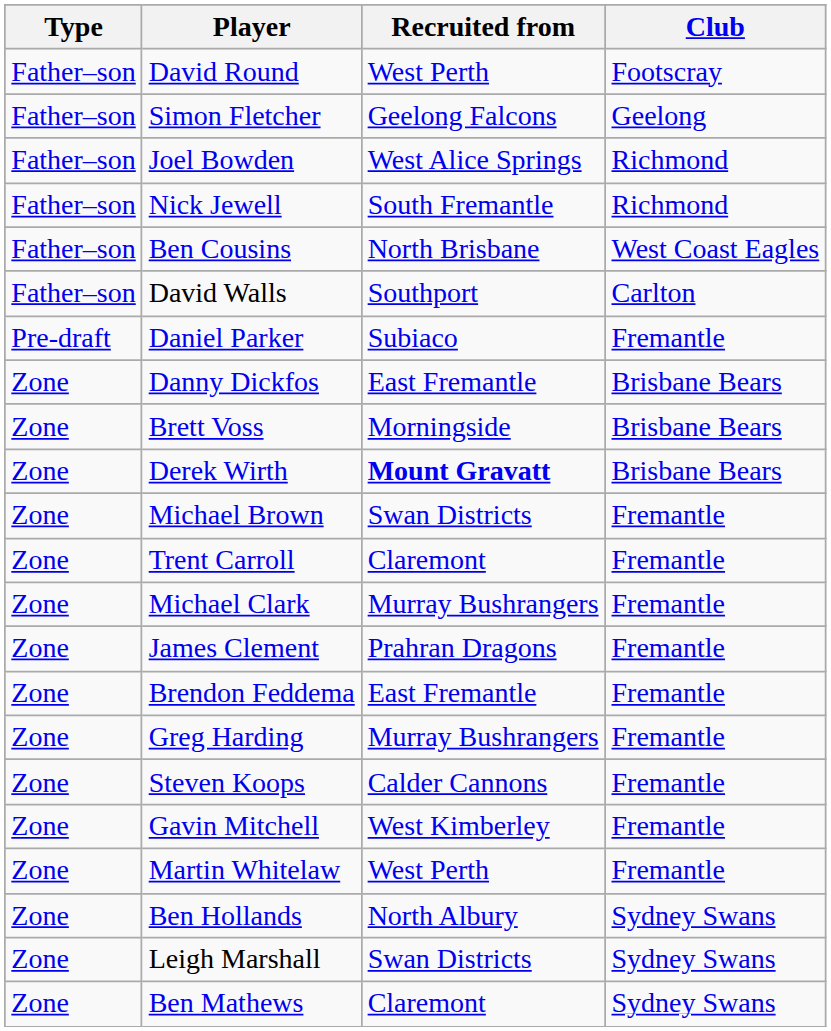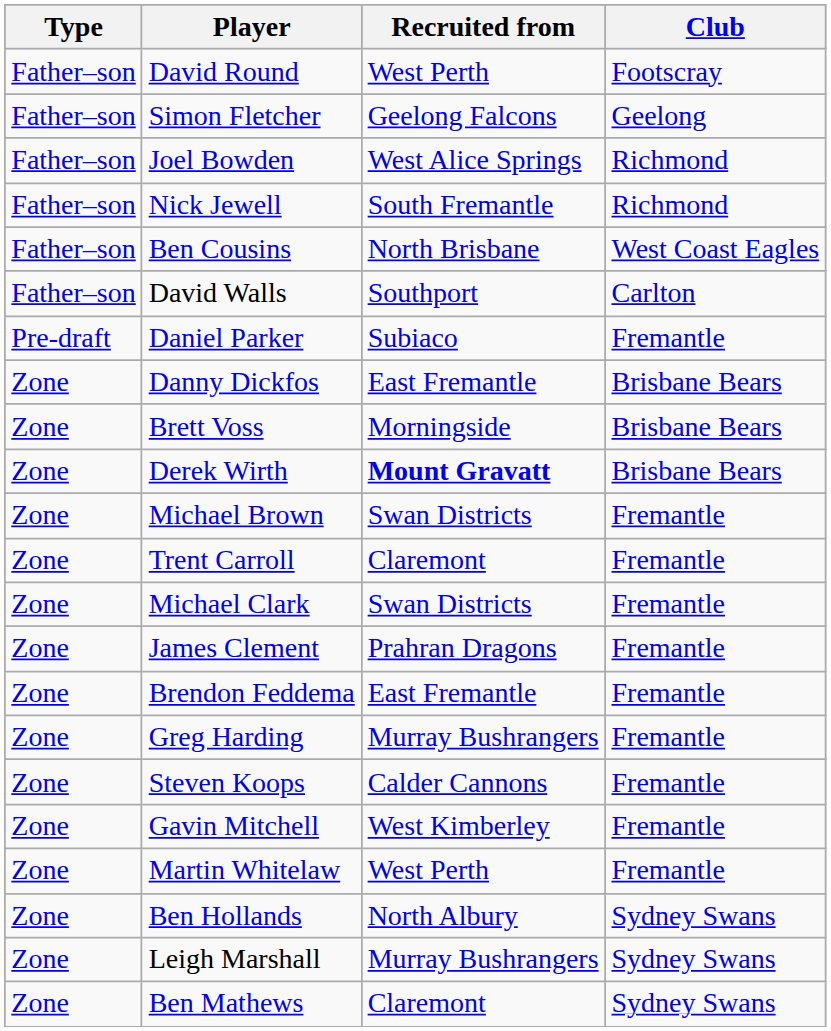(483, 603) Murray Bushrangers -> (450, 603) Swan Districts
(450, 959) Swan Districts -> (483, 959) Murray Bushrangers
